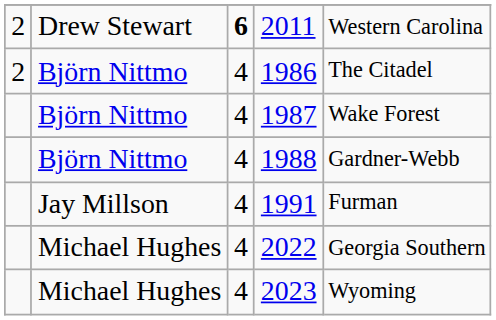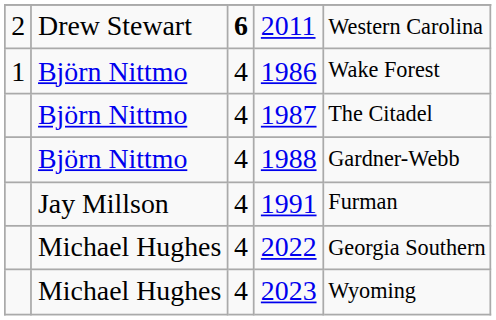(18, 70) 2 -> (18, 70) 1
(381, 70) The Citadel -> (384, 70) Wake Forest
(384, 114) Wake Forest -> (381, 114) The Citadel
